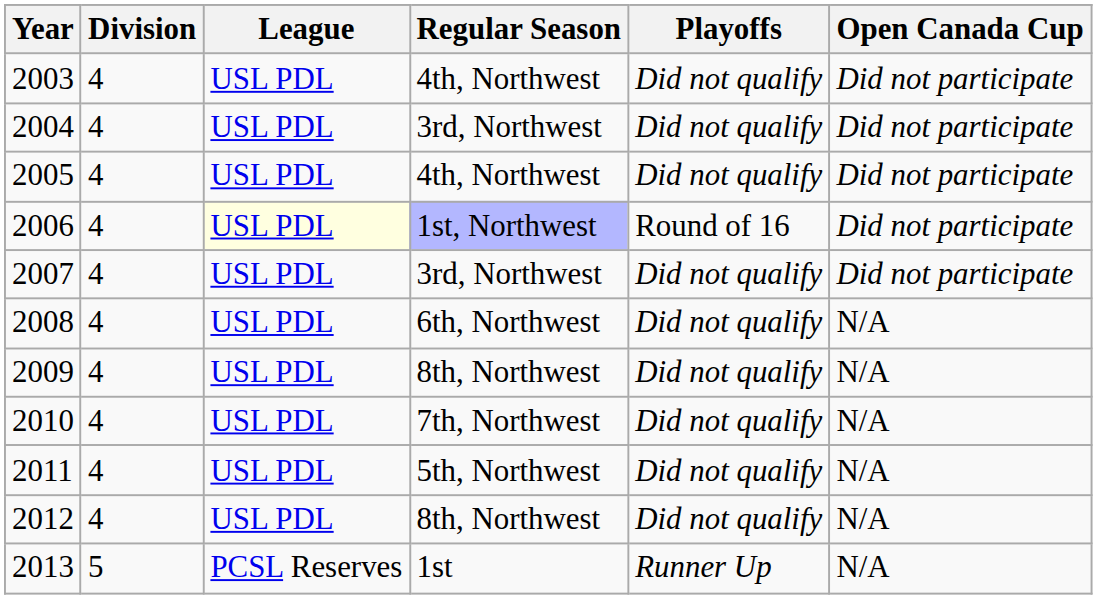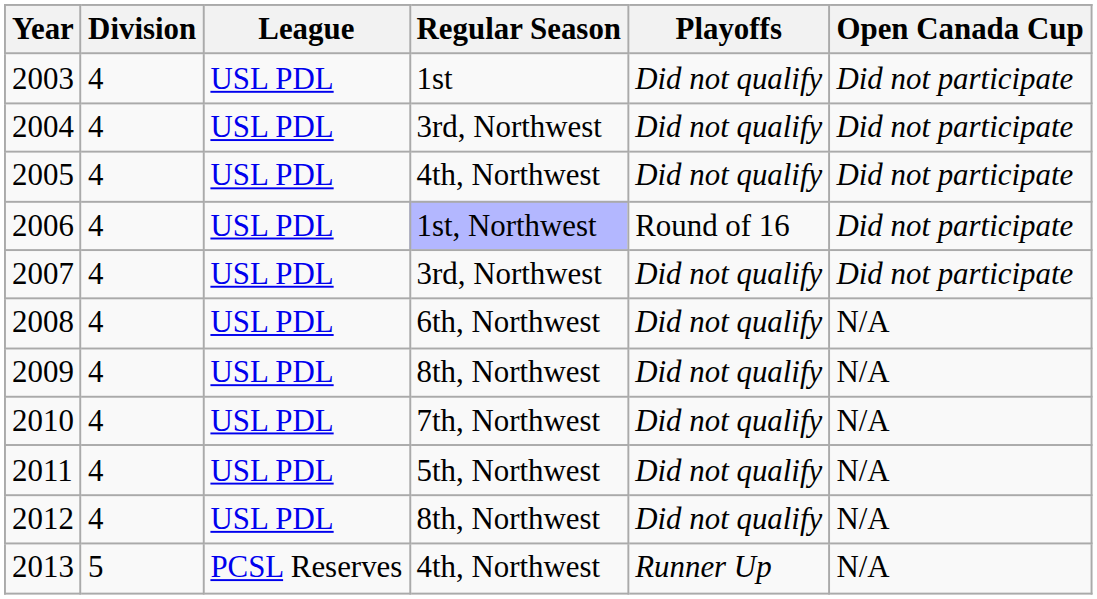(508, 77) 4th, Northwest -> (435, 77) 1st
(272, 224) lightyellow background -> (272, 224) no background
(435, 567) 1st -> (508, 567) 4th, Northwest
